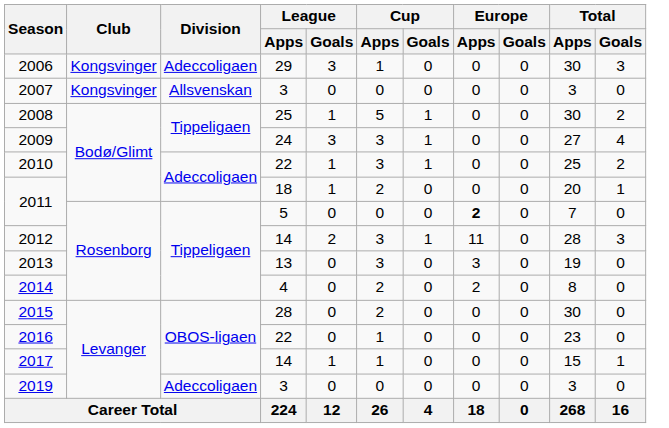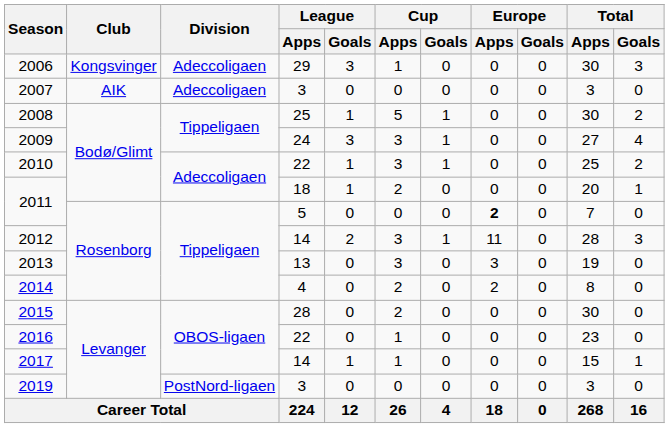(114, 90) Kongsvinger -> (114, 90) AIK
(210, 90) Allsvenskan -> (220, 90) Adeccoligaen
(210, 386) Adeccoligaen -> (220, 386) PostNord-ligaen
